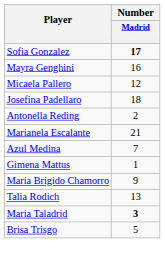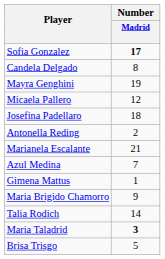+ row: (42, 67)
(136, 67) 16 -> (136, 83) 19
(136, 197) 13 -> (136, 213) 14
